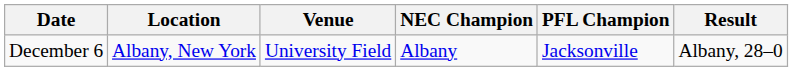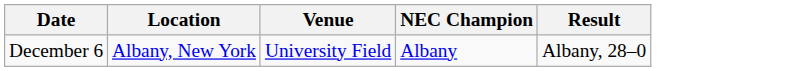- column: (606, 19)
